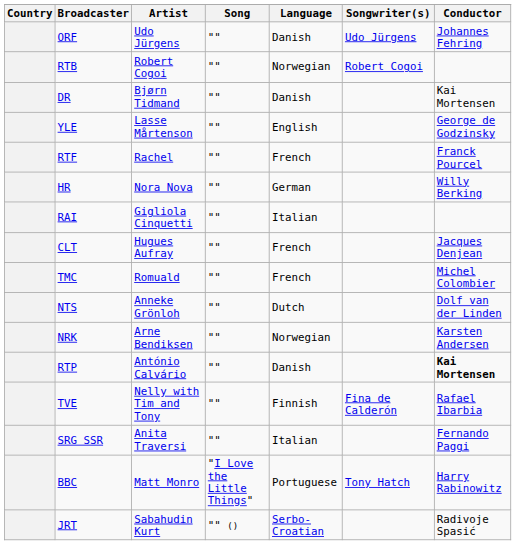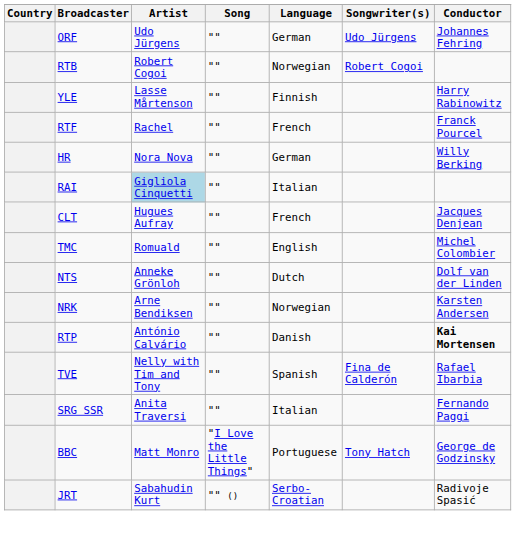(292, 37) Danish -> (292, 37) German
- row: (64, 97)
(295, 127) English -> (295, 97) Finnish
(466, 127) George de Godzinsky -> (469, 97) Harry Rabinowitz
(163, 217) no background -> (163, 187) lightblue background
(292, 277) French -> (295, 247) English
(295, 404) Finnish -> (295, 374) Spanish
(469, 482) Harry Rabinowitz -> (466, 452) George de Godzinsky
